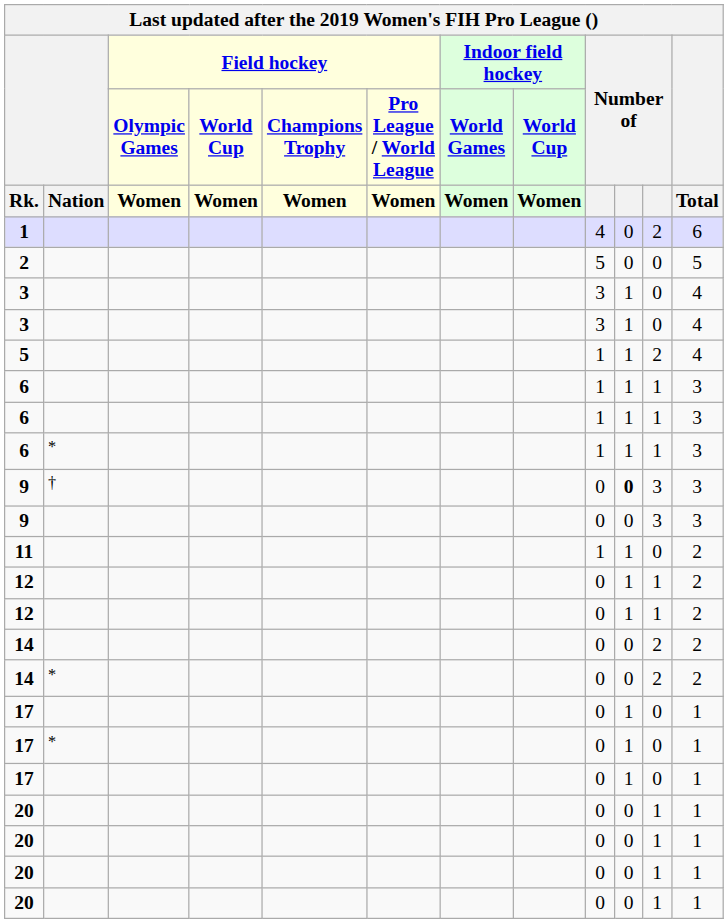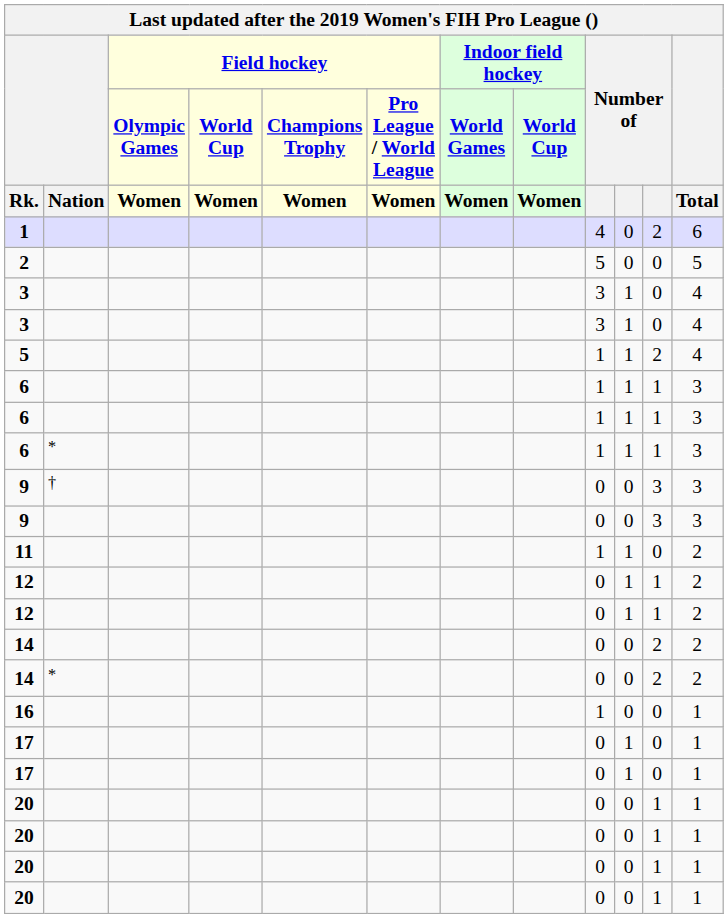(629, 487) bold -> (629, 487) normal
+ row: (24, 711)
- row: (24, 745)
